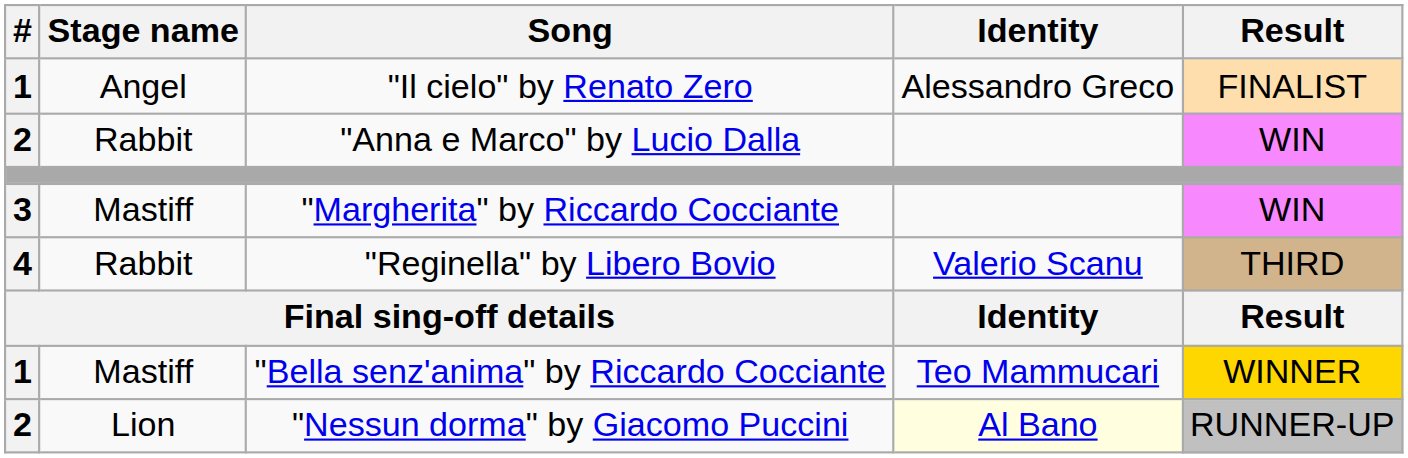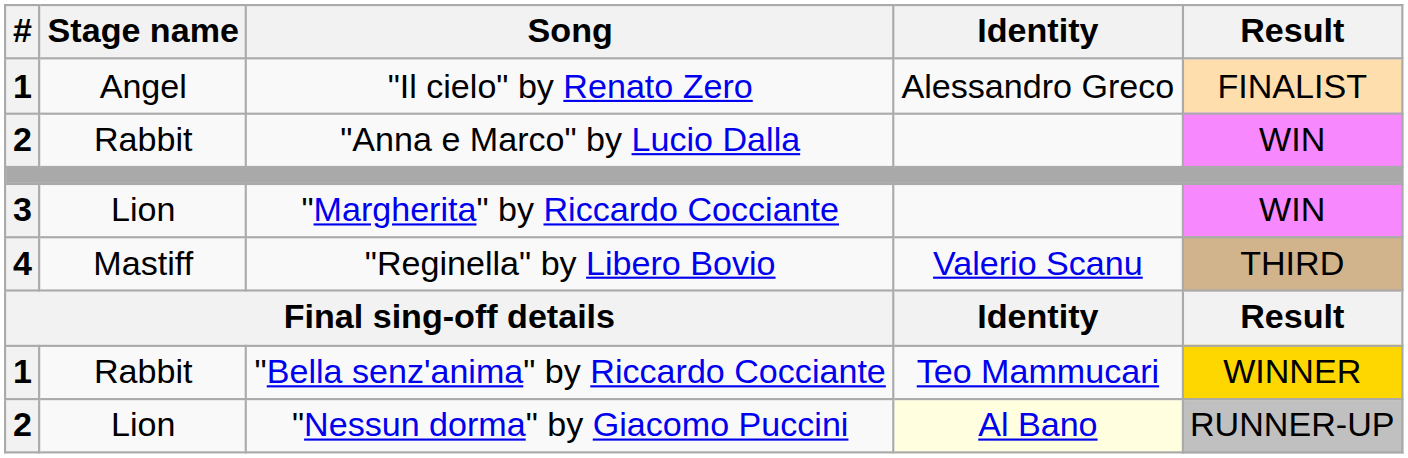(143, 209) Mastiff -> (143, 209) Lion
(143, 263) Rabbit -> (143, 263) Mastiff
(143, 371) Mastiff -> (143, 371) Rabbit
